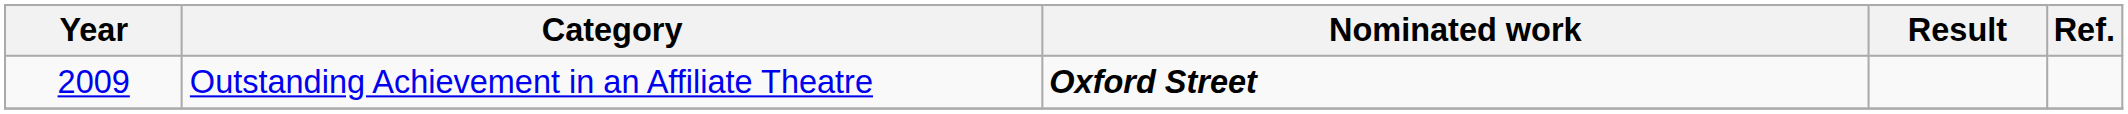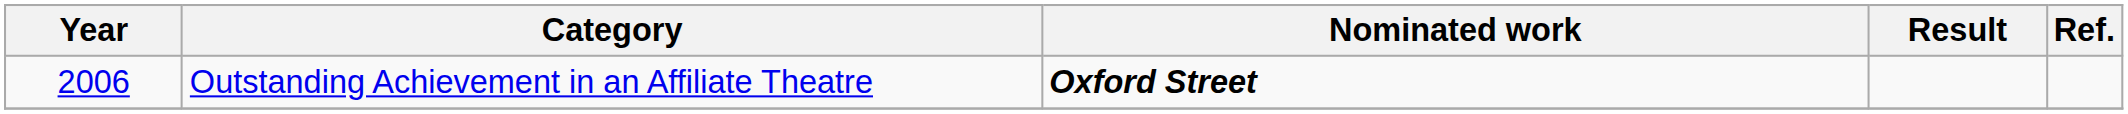(94, 81) 2009 -> (94, 81) 2006
